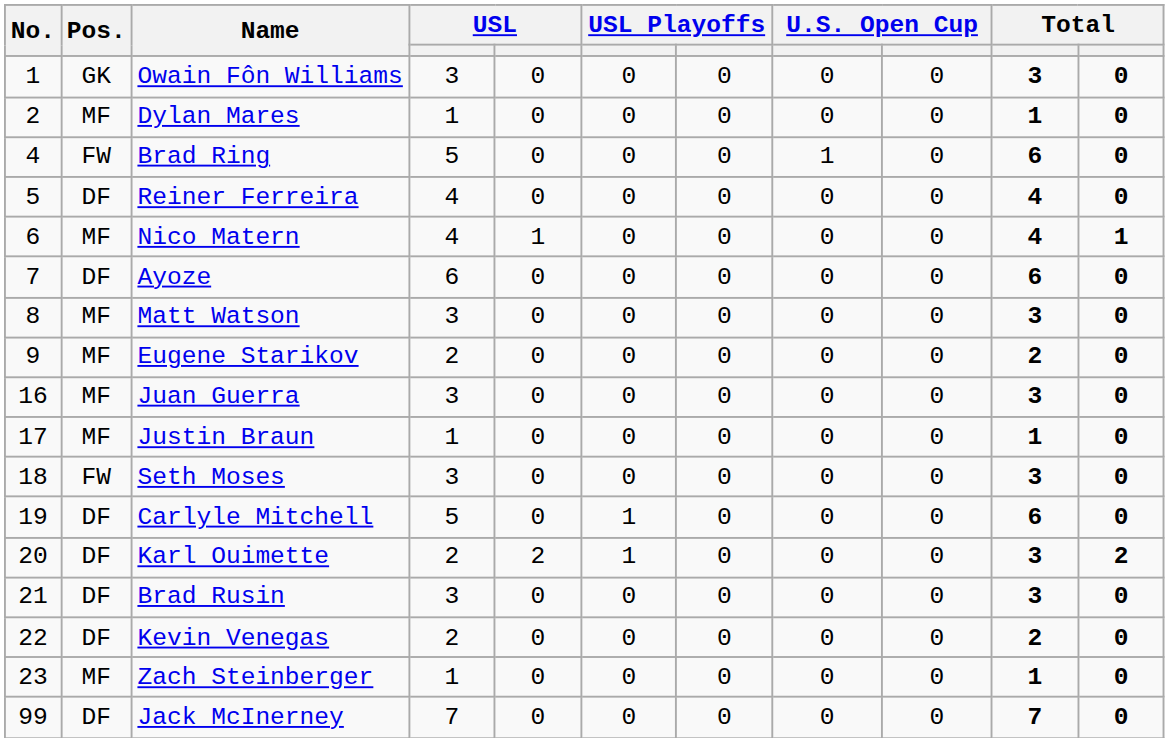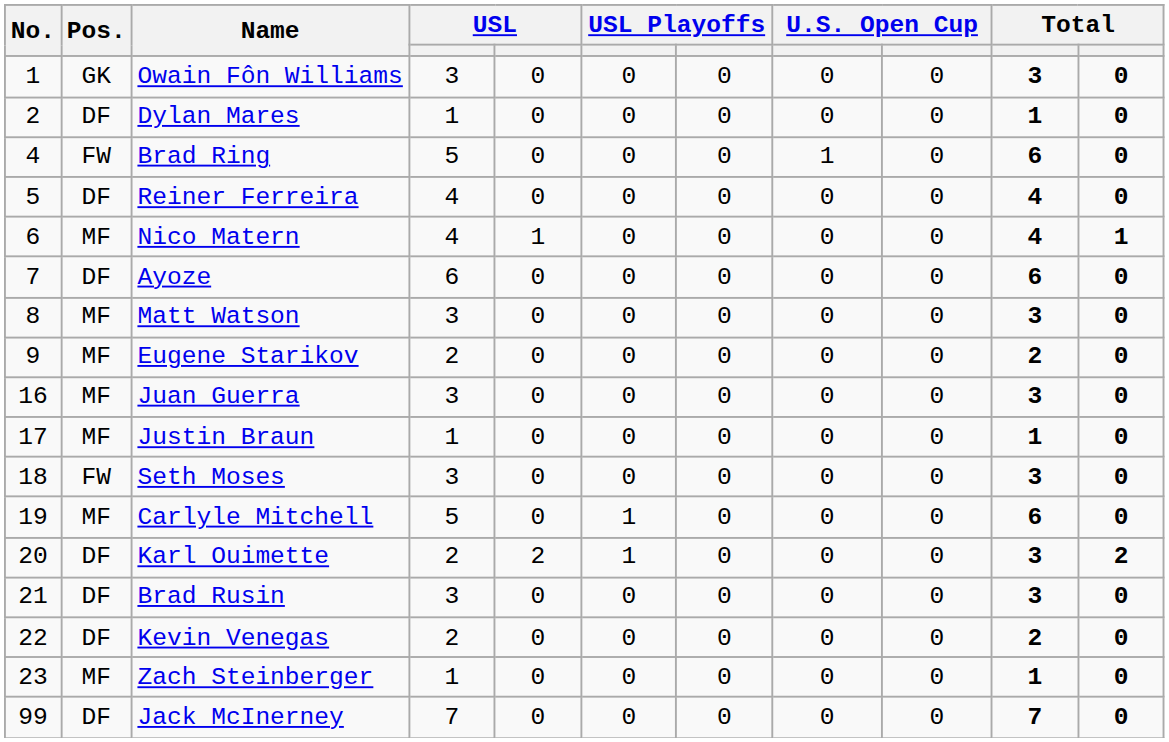(96, 117) MF -> (96, 117) DF
(96, 517) DF -> (96, 517) MF
